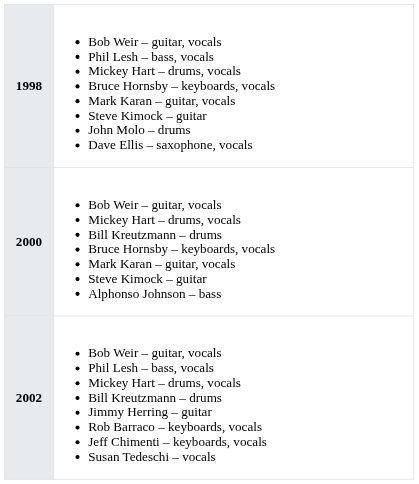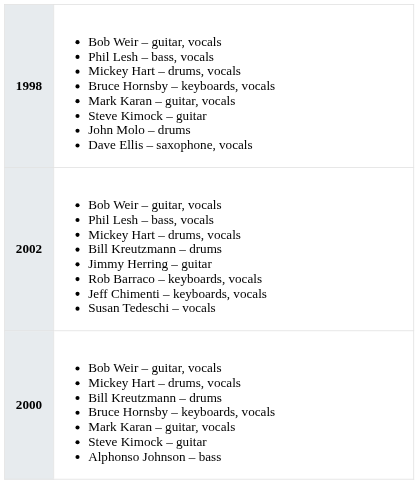rows swapped: (29, 241) <-> (29, 397)
